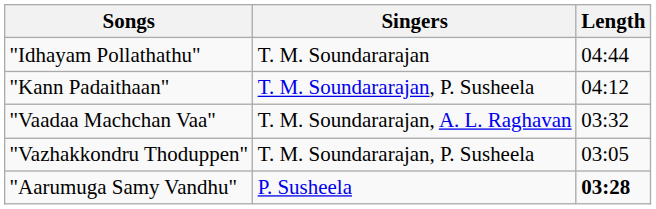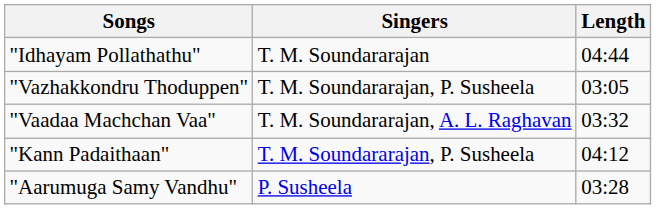rows swapped: (89, 87) <-> (129, 154)
(606, 187) bold -> (605, 187) normal
